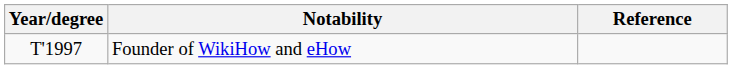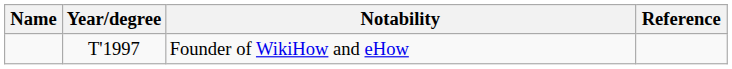+ column: (33, 19)
